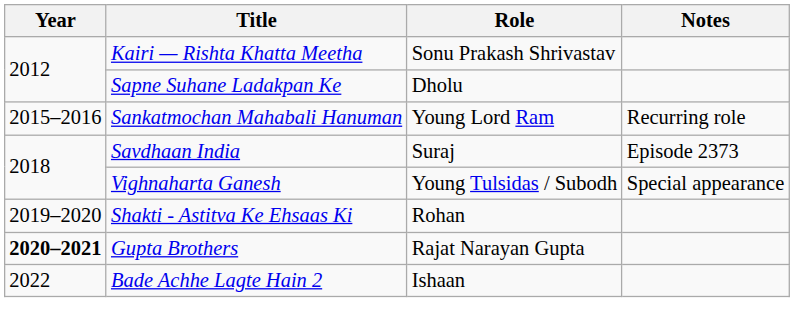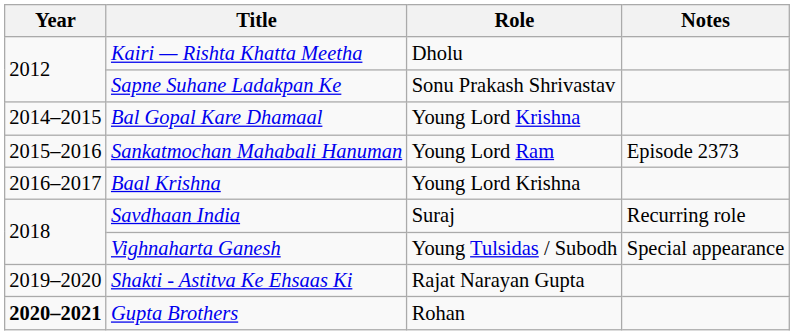(513, 53) Sonu Prakash Shrivastav -> (437, 53) Dholu
(437, 85) Dholu -> (513, 85) Sonu Prakash Shrivastav
+ row: (217, 118)
(686, 118) Recurring role -> (683, 150) Episode 2373
+ row: (166, 183)
(683, 150) Episode 2373 -> (686, 215) Recurring role
(438, 215) Rohan -> (498, 280) Rajat Narayan Gupta
(498, 248) Rajat Narayan Gupta -> (438, 313) Rohan
- row: (217, 280)
